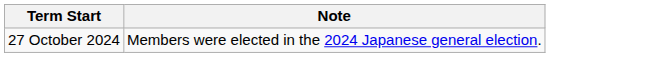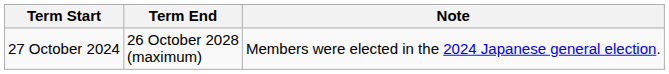+ column: (183, 16)
